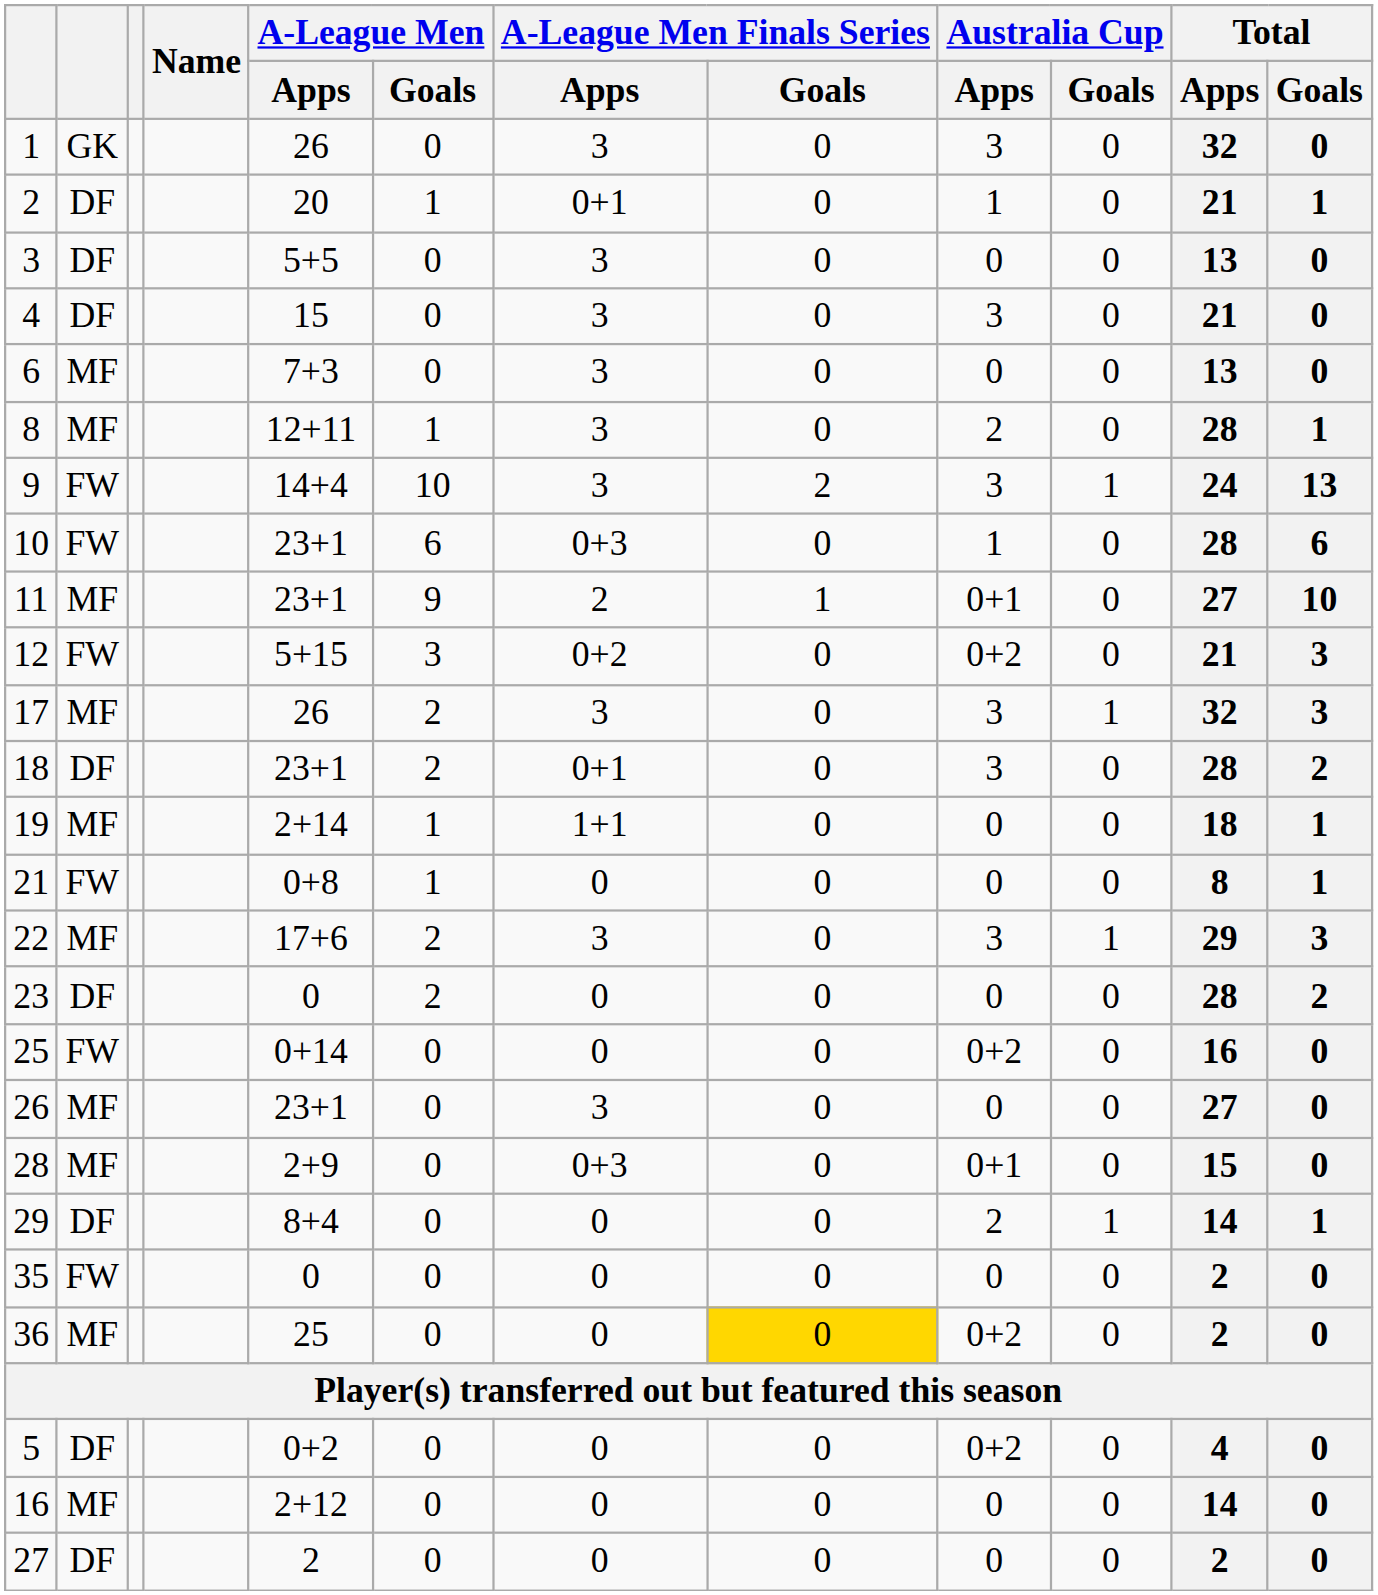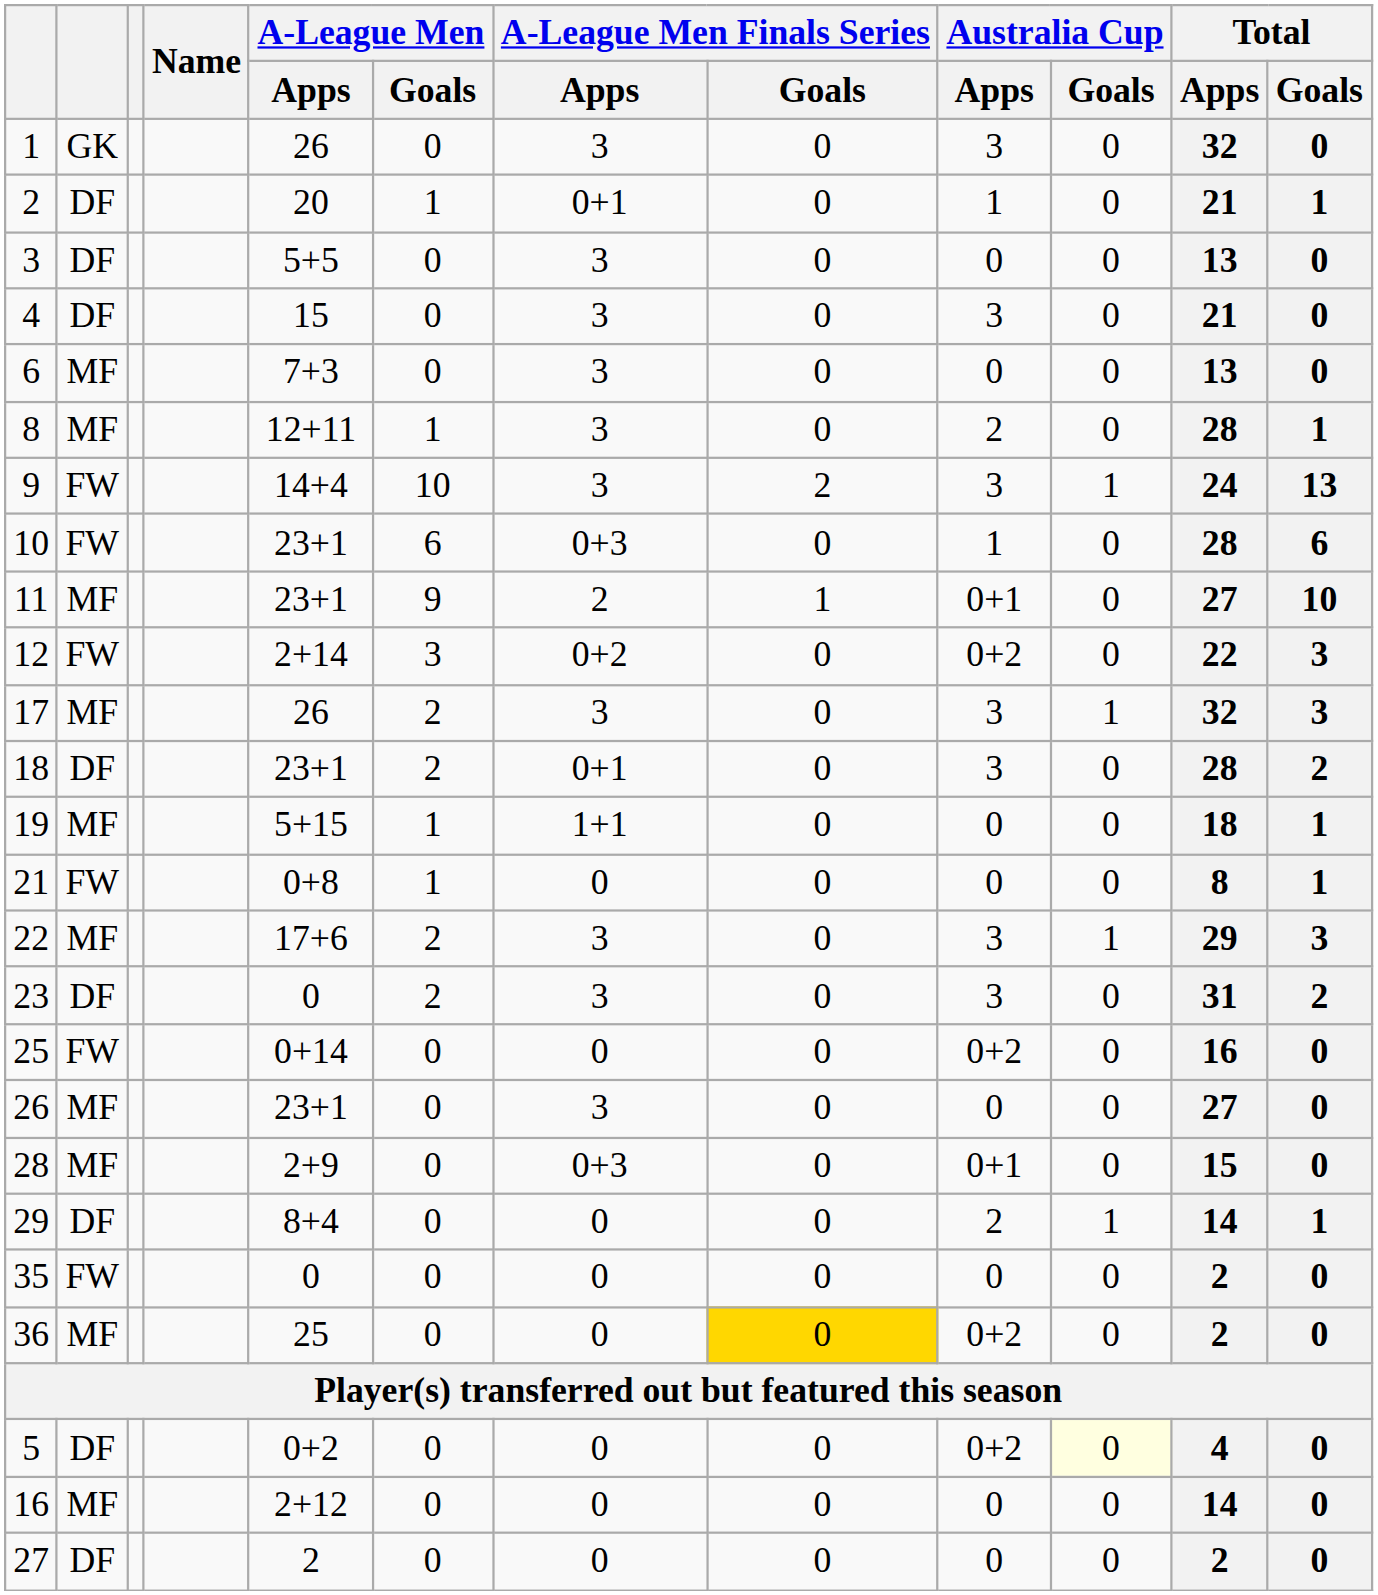(311, 655) 5+15 -> (311, 655) 2+14
(1220, 655) 21 -> (1220, 655) 22
(311, 825) 2+14 -> (311, 825) 5+15
(600, 994) 0 -> (600, 994) 3
(994, 994) 0 -> (994, 994) 3
(1220, 994) 28 -> (1220, 994) 31
(1111, 1447) no background -> (1111, 1447) lightyellow background
